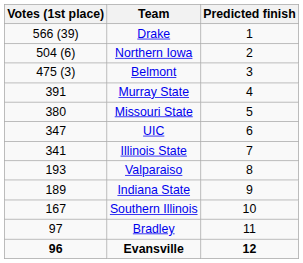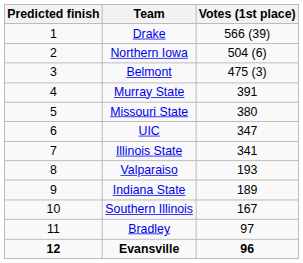columns swapped: (249, 14) <-> (56, 14)
